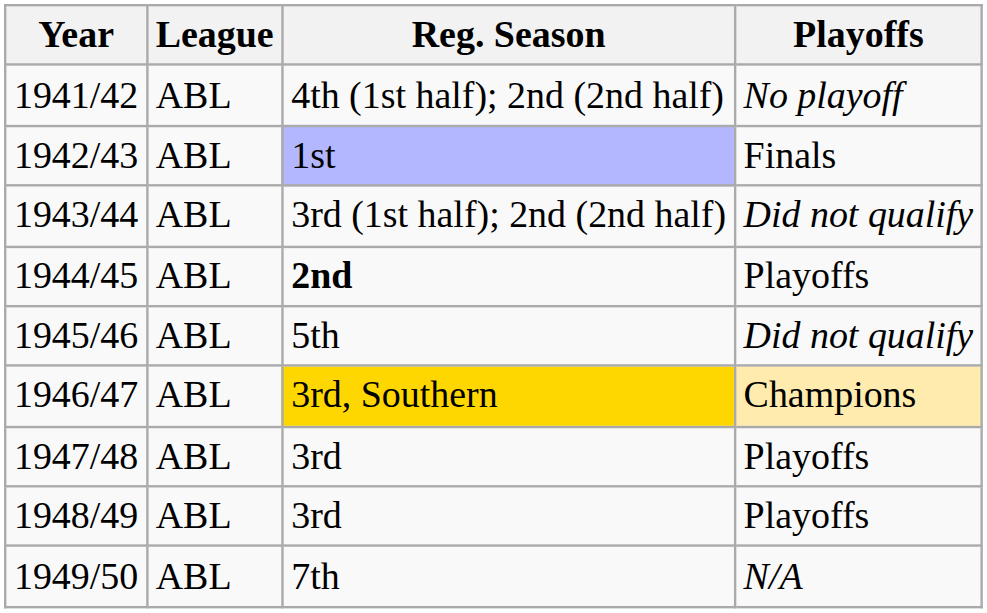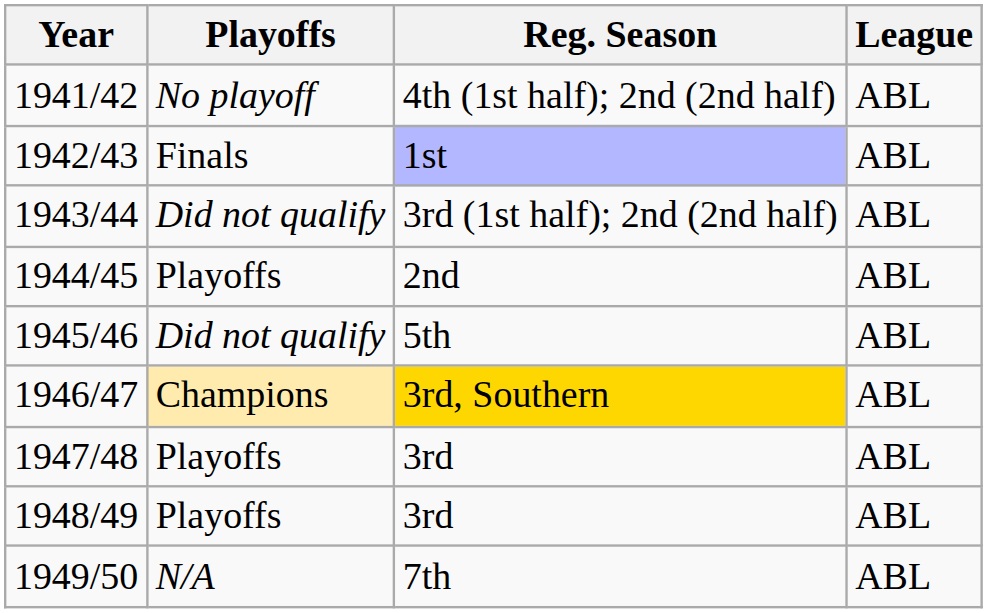columns swapped: (215, 34) <-> (858, 34)
(322, 275) bold -> (431, 275) normal
